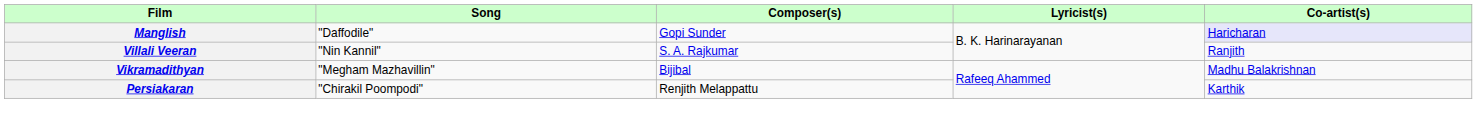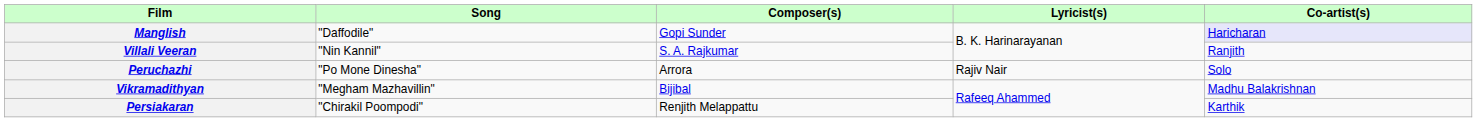+ row: (160, 70)
